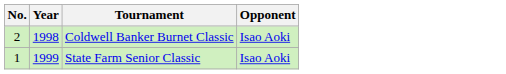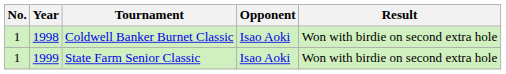+ column: (399, 15)
(17, 37) 2 -> (17, 37) 1
